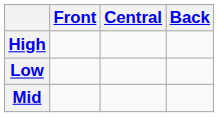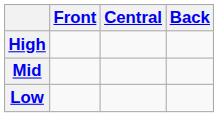rows swapped: (27, 97) <-> (27, 71)
